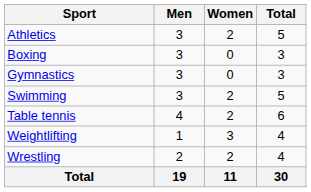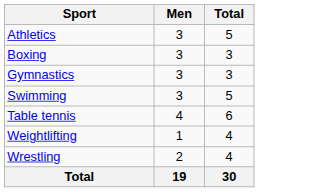- column: (230, 14)
